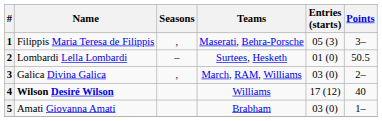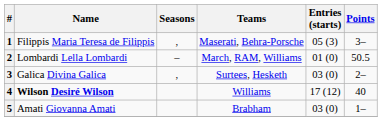(252, 58) Surtees, Hesketh -> (252, 58) March, RAM, Williams
(252, 74) March, RAM, Williams -> (252, 74) Surtees, Hesketh
